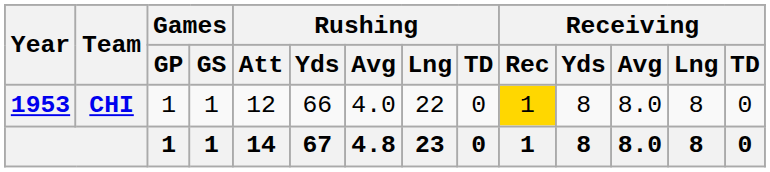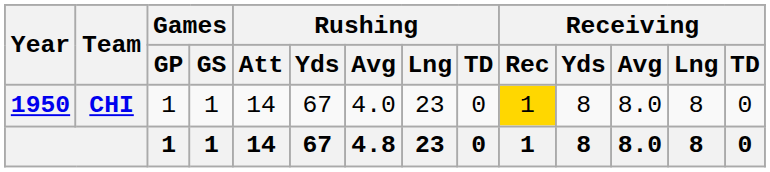(40, 106) 1953 -> (40, 106) 1950
(261, 106) 12 -> (261, 106) 14
(317, 106) 66 -> (317, 106) 67
(430, 106) 22 -> (430, 106) 23
